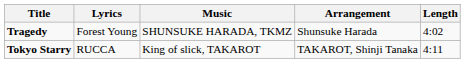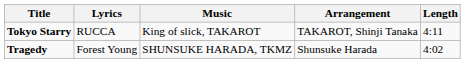rows swapped: (27, 31) <-> (39, 49)
